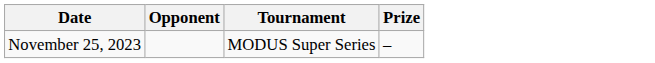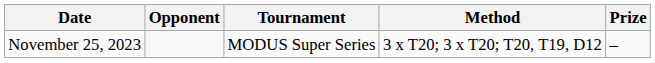+ column: (493, 17)
